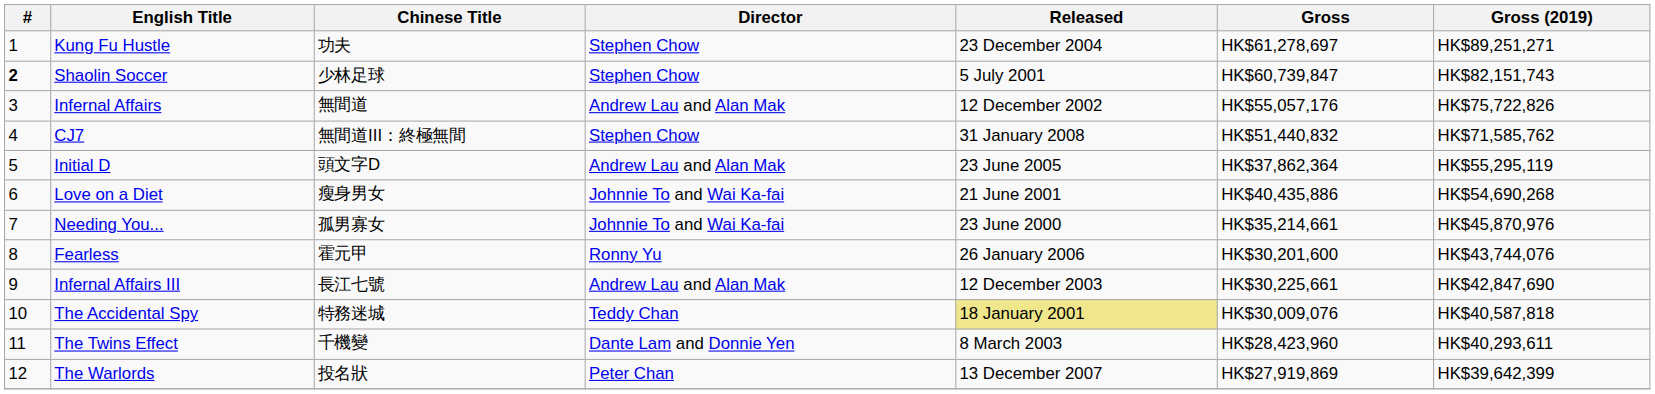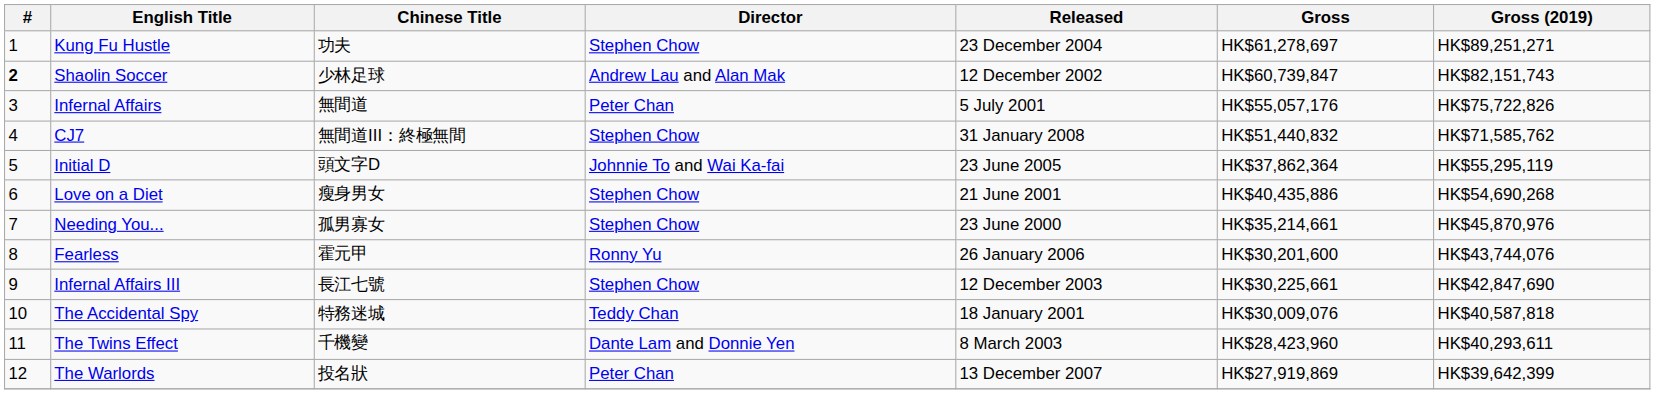(644, 75) Stephen Chow -> (687, 75) Andrew Lau and Alan Mak
(1002, 75) 5 July 2001 -> (1031, 75) 12 December 2002
(687, 105) Andrew Lau and Alan Mak -> (631, 105) Peter Chan
(1031, 105) 12 December 2002 -> (1002, 105) 5 July 2001
(687, 165) Andrew Lau and Alan Mak -> (687, 165) Johnnie To and Wai Ka-fai
(687, 195) Johnnie To and Wai Ka-fai -> (644, 195) Stephen Chow
(687, 224) Johnnie To and Wai Ka-fai -> (644, 224) Stephen Chow
(687, 284) Andrew Lau and Alan Mak -> (644, 284) Stephen Chow
(1022, 314) khaki background -> (1022, 314) no background
